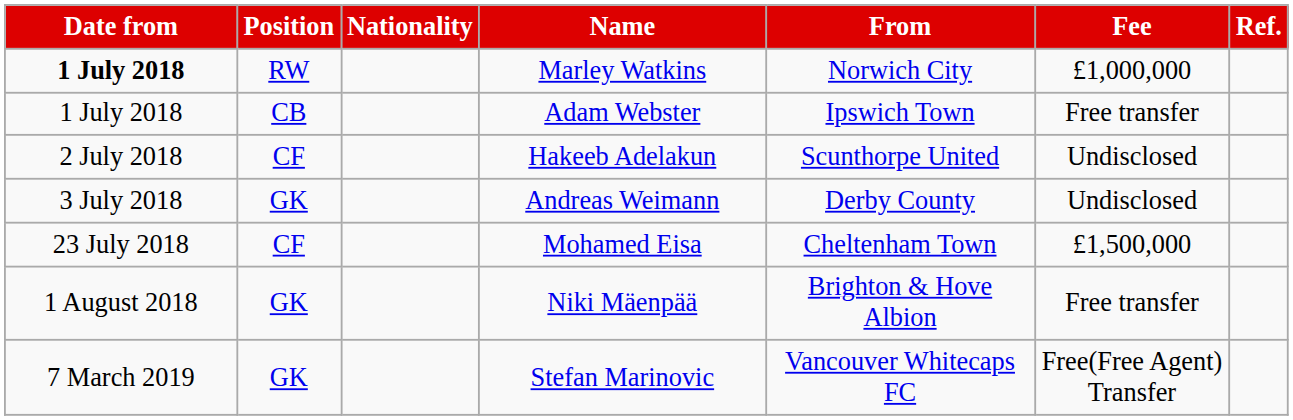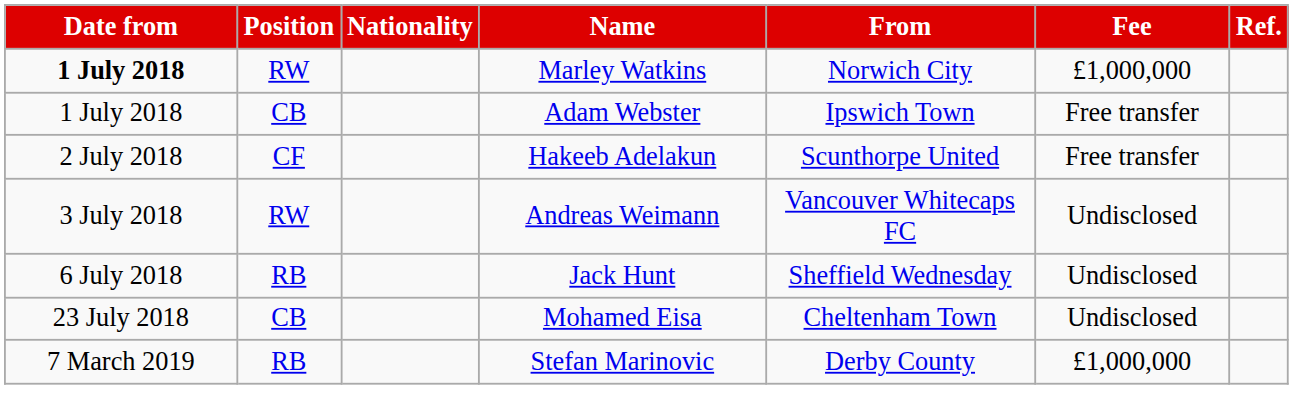(1132, 157) Undisclosed -> (1132, 157) Free transfer
(289, 200) GK -> (289, 216) RW
(900, 200) Derby County -> (900, 216) Vancouver Whitecaps FC
+ row: (622, 275)
(289, 243) CF -> (289, 318) CB
(1132, 243) £1,500,000 -> (1132, 318) Undisclosed
- row: (622, 302)
(289, 377) GK -> (289, 361) RB
(900, 377) Vancouver Whitecaps FC -> (900, 361) Derby County
(1132, 377) Free(Free Agent) Transfer -> (1132, 361) £1,000,000
